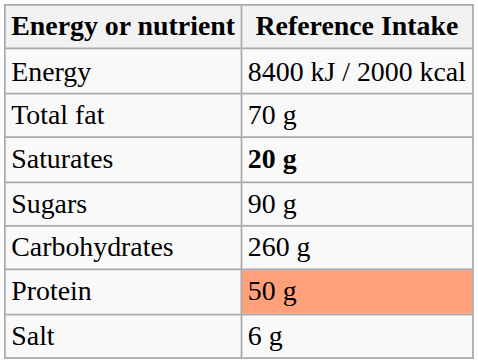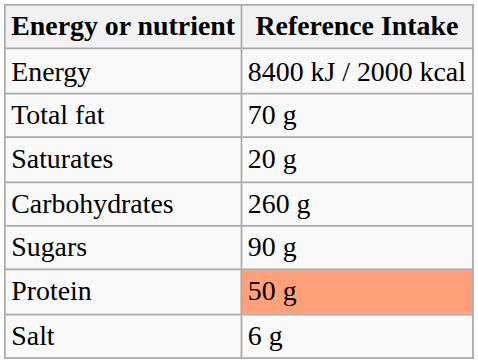(272, 159) bold -> (272, 159) normal
rows swapped: (92, 247) <-> (49, 203)
